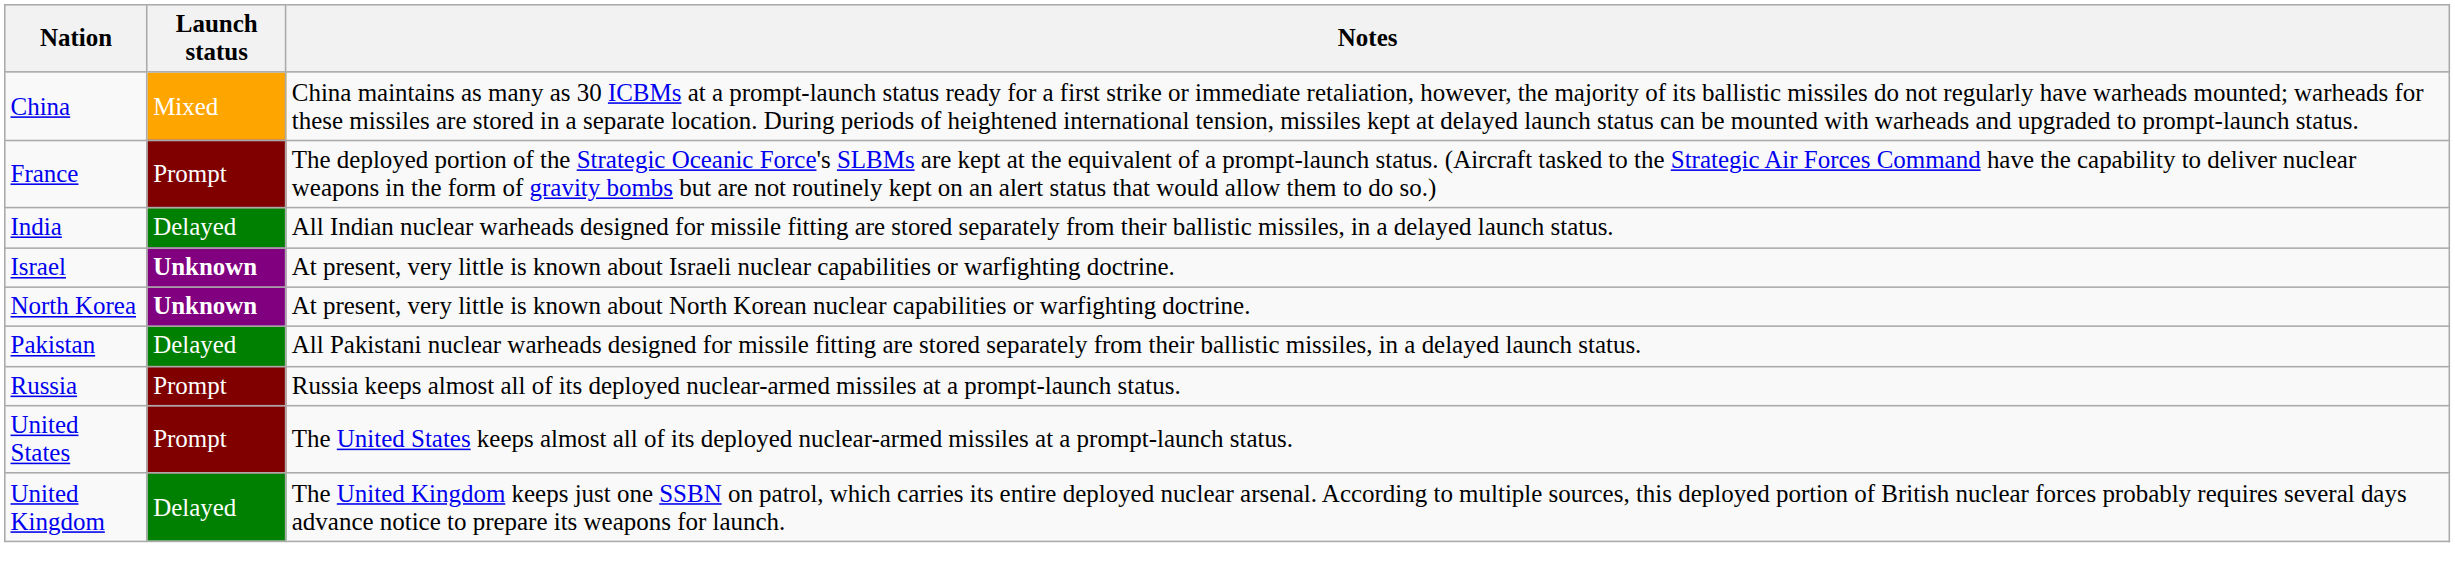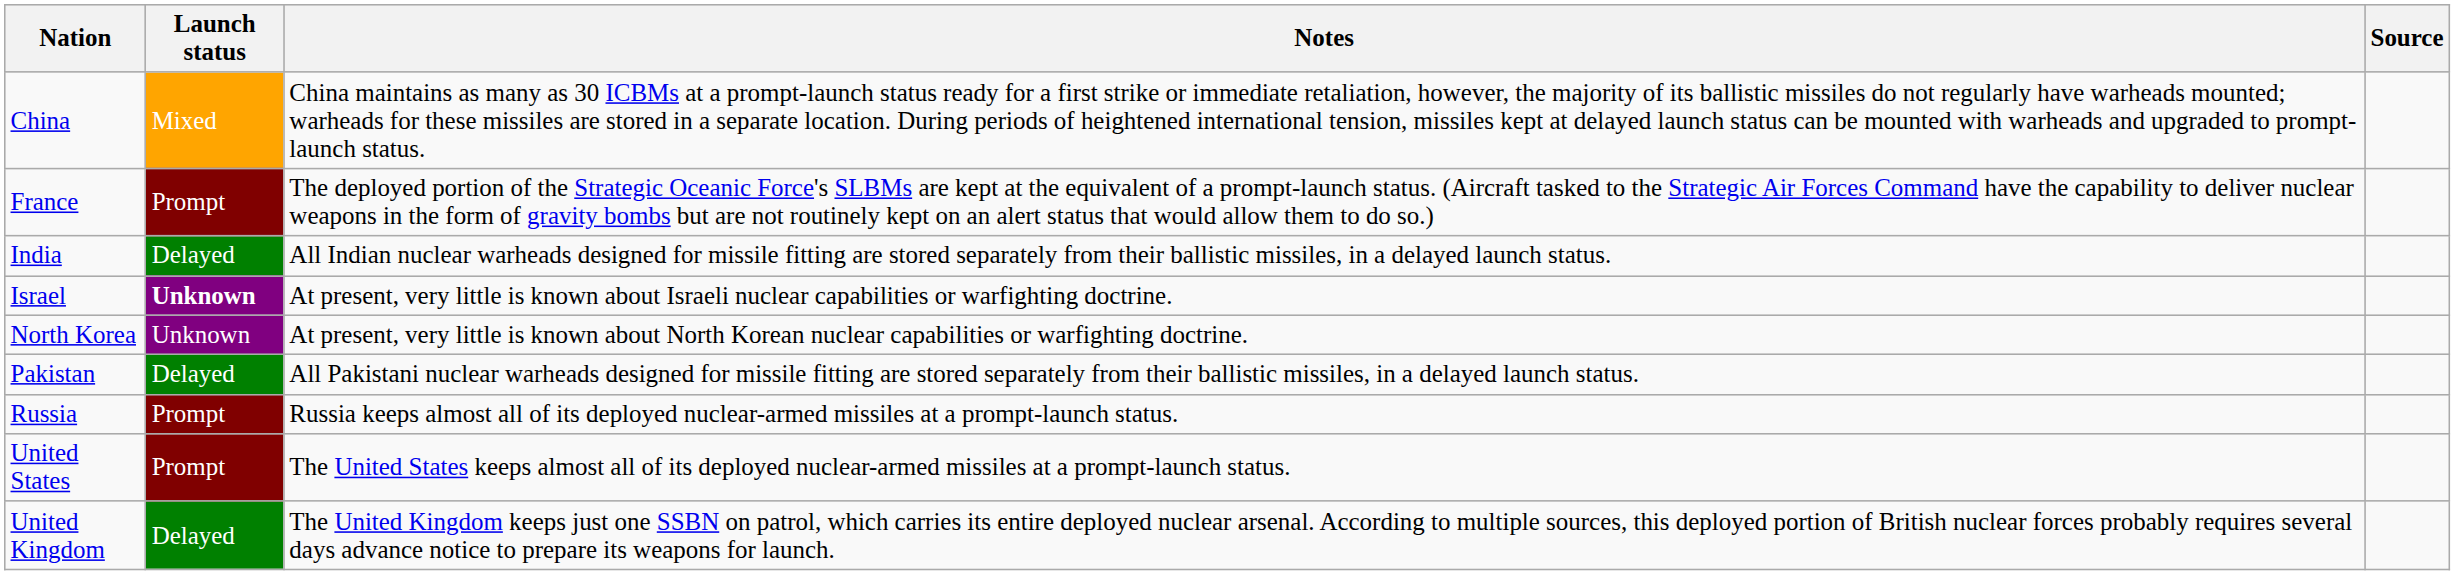+ column: (2407, 38)
(205, 306) bold -> (201, 334) normal
